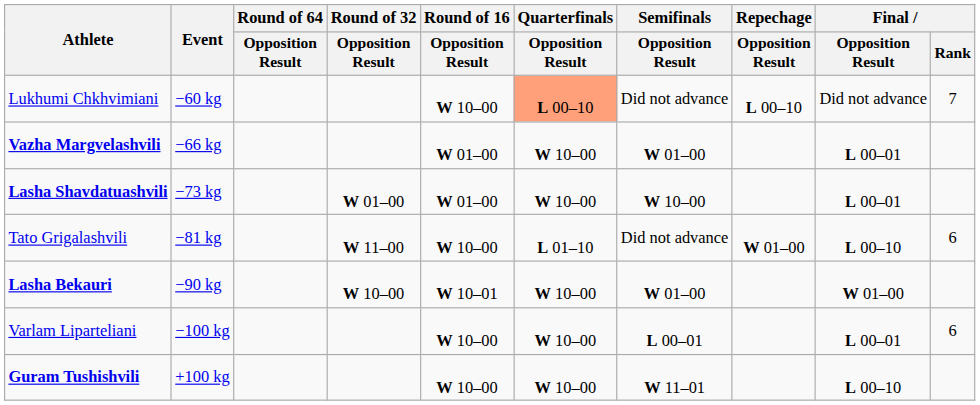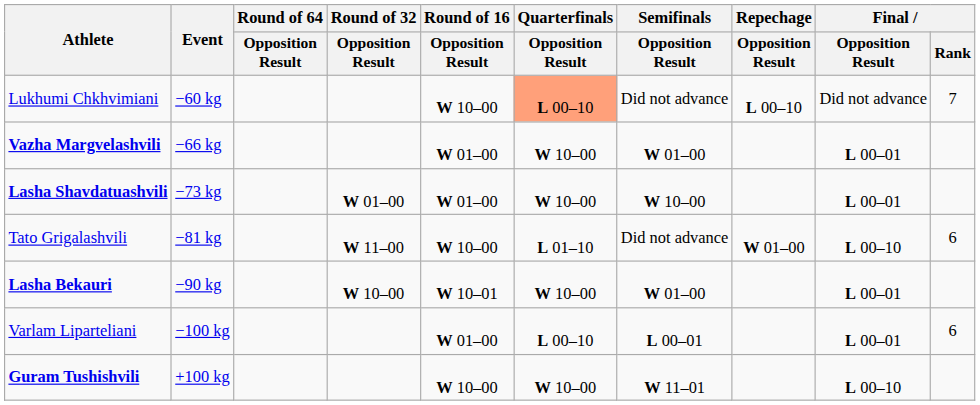(873, 294) W 01–00 -> (873, 294) L 00–01
(467, 341) W 10–00 -> (467, 341) W 01–00
(565, 341) W 10–00 -> (565, 341) L 00–10
